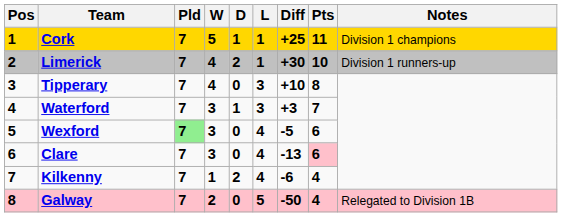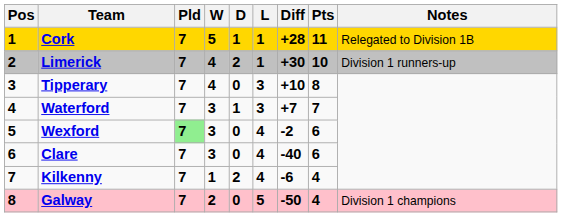(293, 39) +25 -> (293, 39) +28
(398, 40) Division 1 champions -> (408, 40) Relegated to Division 1B
(289, 108) +3 -> (289, 108) +7
(287, 131) -5 -> (287, 131) -2
(291, 154) -13 -> (291, 154) -40
(316, 154) pink background -> (316, 154) no background
(408, 201) Relegated to Division 1B -> (398, 201) Division 1 champions
